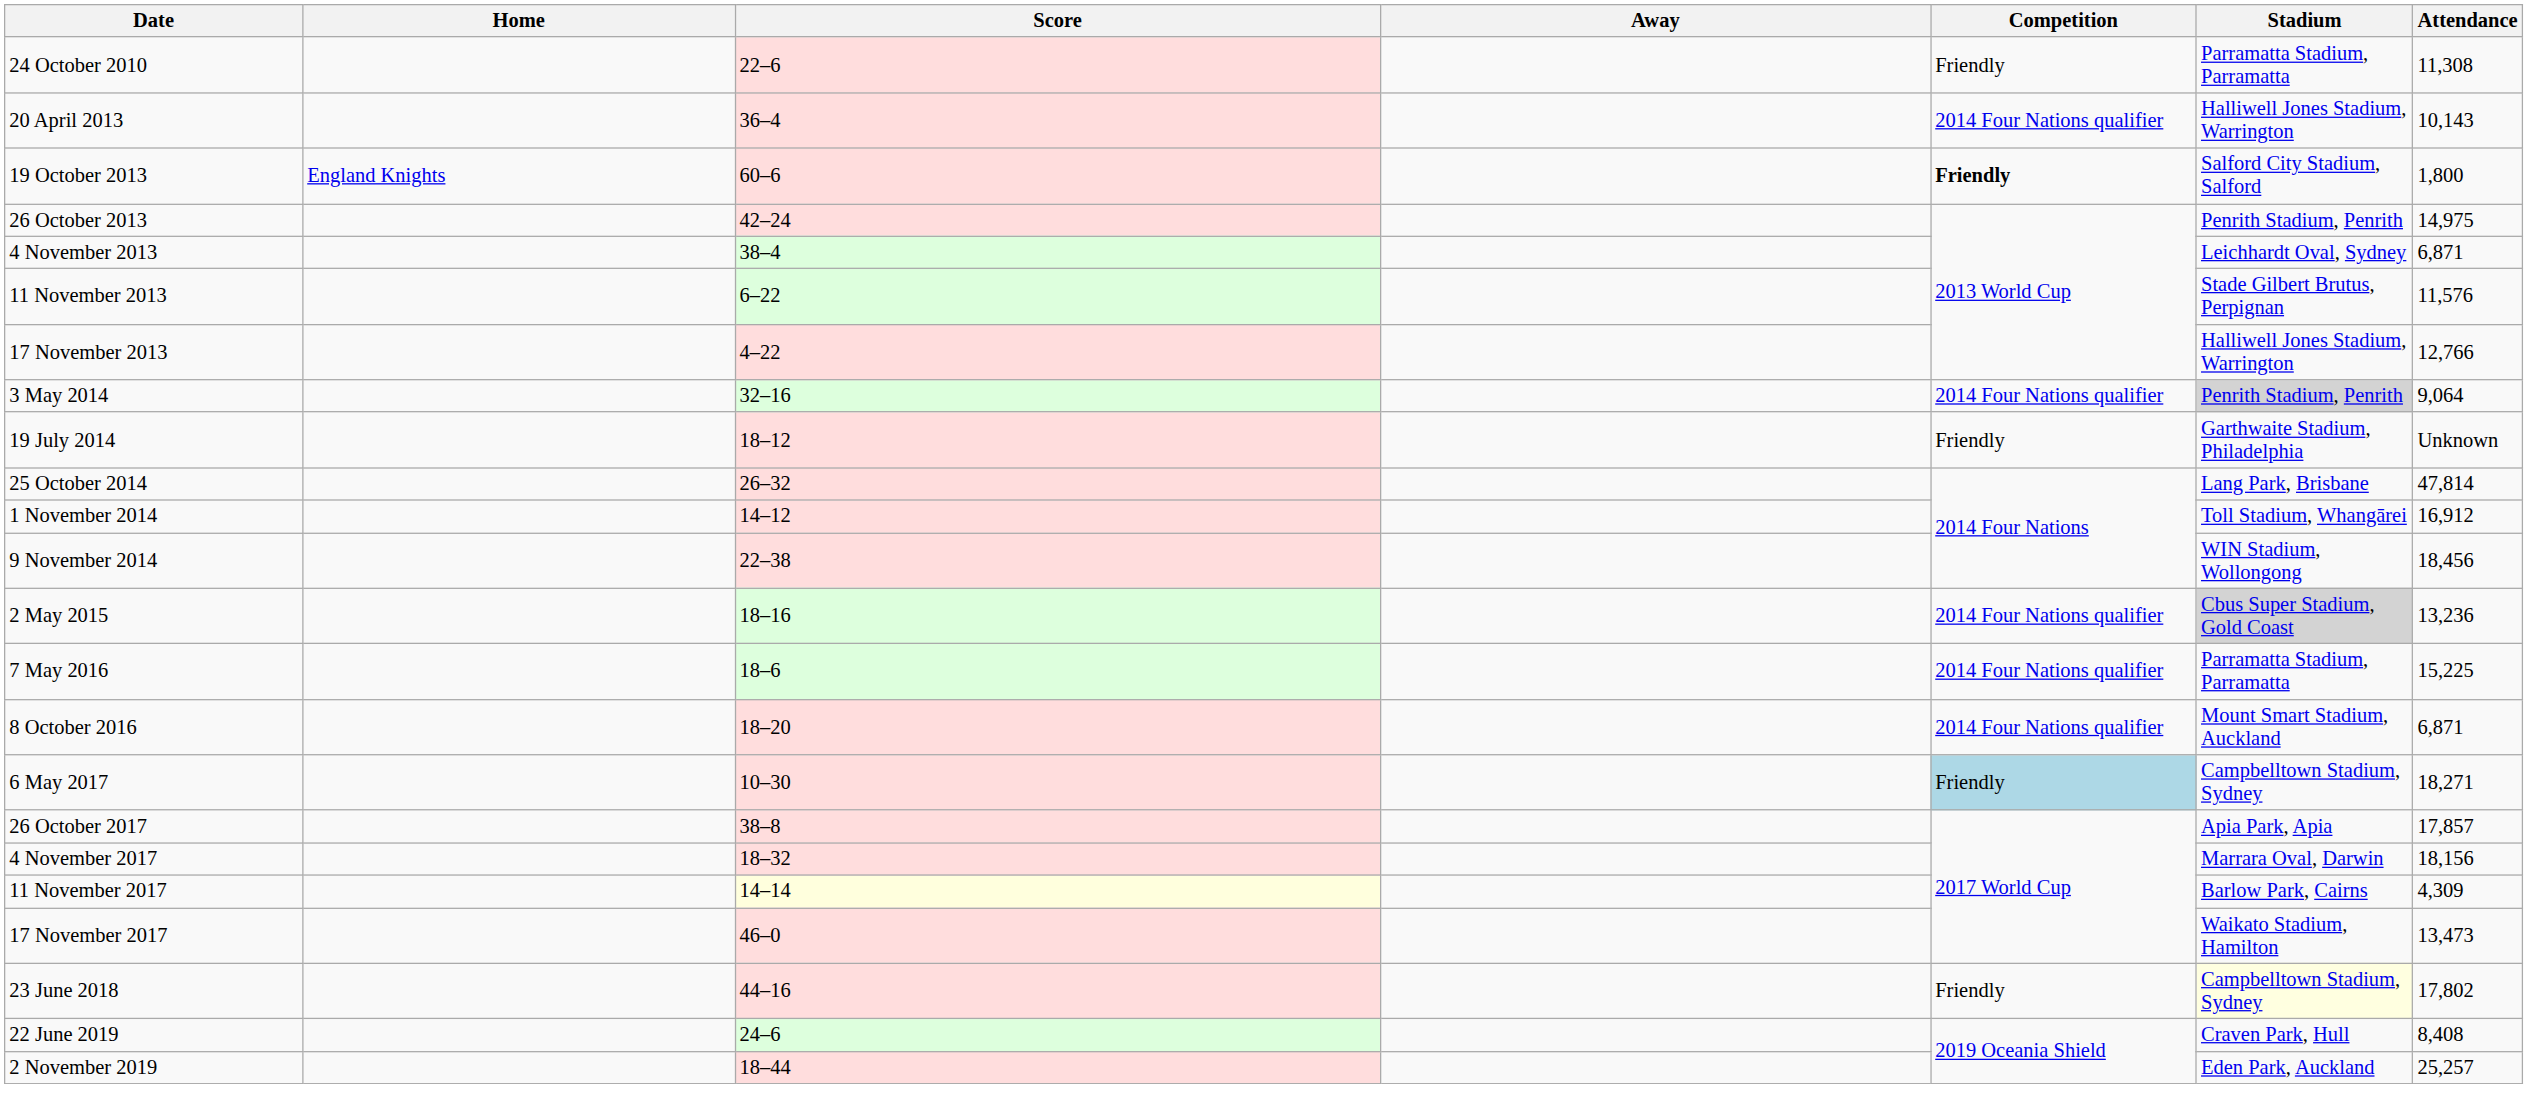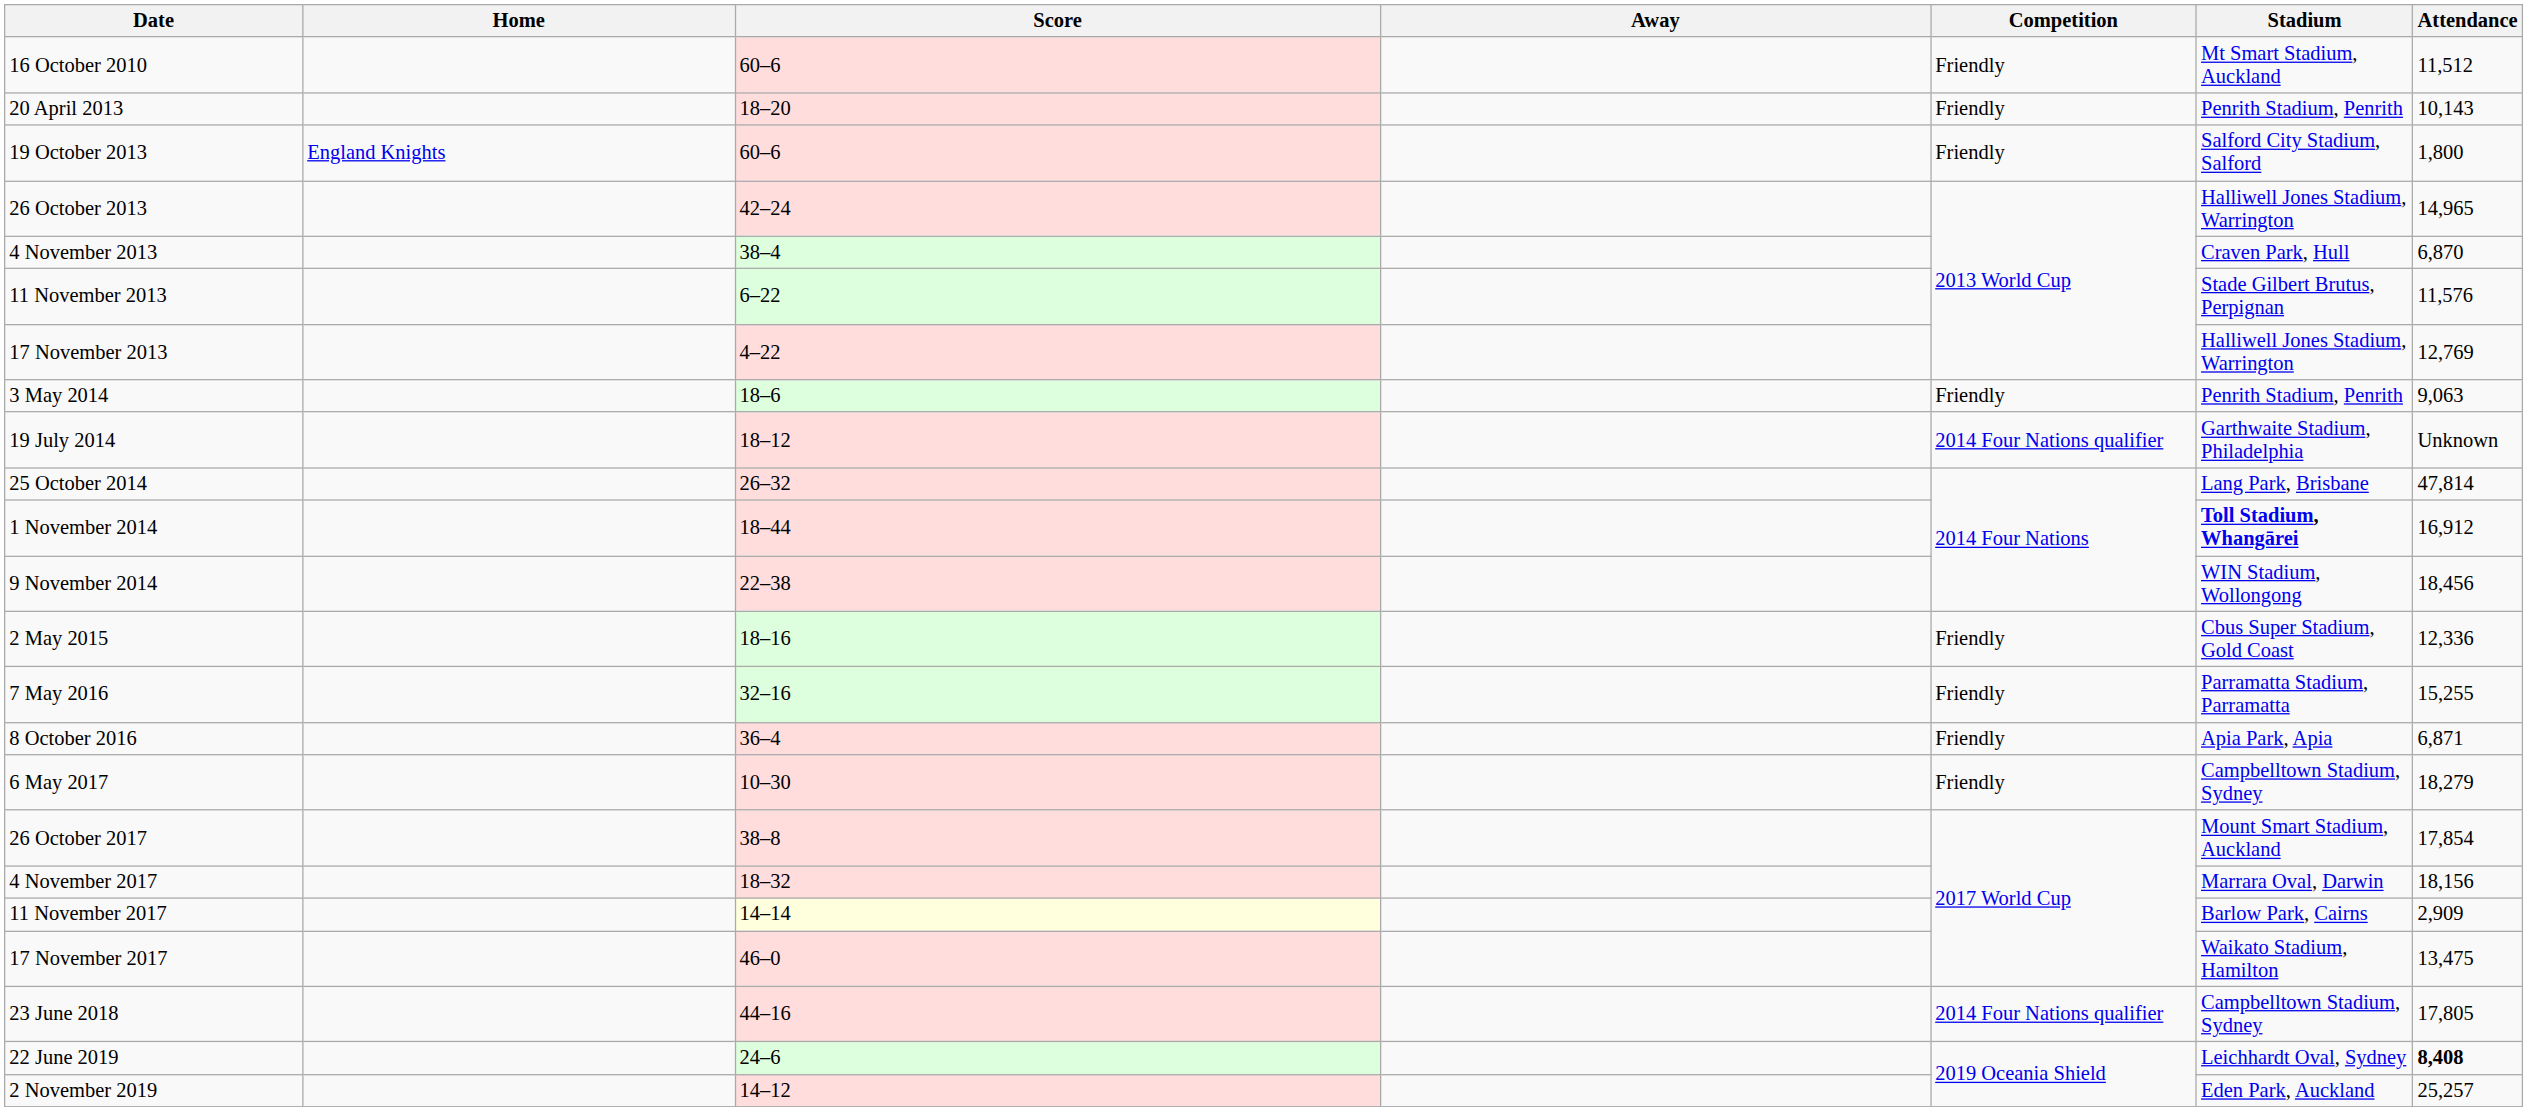+ row: (78, 64)
- row: (78, 64)
(760, 120) 36–4 -> (765, 108) 18–20
(2049, 120) 2014 Four Nations qualifier -> (1970, 108) Friendly
(2304, 120) Halliwell Jones Stadium, Warrington -> (2302, 108) Penrith Stadium, Penrith
(1973, 175) bold -> (1970, 152) normal
(2302, 219) Penrith Stadium, Penrith -> (2304, 208) Halliwell Jones Stadium, Warrington
(2446, 219) 14,975 -> (2446, 208) 14,965
(2304, 252) Leichhardt Oval, Sydney -> (2275, 252) Craven Park, Hull
(2441, 252) 6,871 -> (2441, 252) 6,870
(2446, 351) 12,766 -> (2446, 351) 12,769
(765, 395) 32–16 -> (760, 395) 18–6
(2049, 395) 2014 Four Nations qualifier -> (1970, 395) Friendly
(2302, 395) lightgrey background -> (2302, 395) no background
(2441, 395) 9,064 -> (2441, 395) 9,063
(1970, 439) Friendly -> (2049, 439) 2014 Four Nations qualifier
(765, 516) 14–12 -> (765, 527) 18–44
(2304, 516) normal -> (2260, 527) bold
(2049, 615) 2014 Four Nations qualifier -> (1970, 638) Friendly
(2288, 615) lightgrey background -> (2288, 638) no background
(2446, 615) 13,236 -> (2446, 638) 12,336
(760, 671) 18–6 -> (765, 694) 32–16
(2049, 671) 2014 Four Nations qualifier -> (1970, 694) Friendly
(2446, 671) 15,225 -> (2446, 694) 15,255
(765, 726) 18–20 -> (760, 738) 36–4
(2049, 726) 2014 Four Nations qualifier -> (1970, 738) Friendly
(2295, 726) Mount Smart Stadium, Auckland -> (2267, 738) Apia Park, Apia
(1970, 782) lightblue background -> (1970, 782) no background
(2446, 782) 18,271 -> (2446, 782) 18,279
(2267, 826) Apia Park, Apia -> (2295, 837) Mount Smart Stadium, Auckland
(2446, 826) 17,857 -> (2446, 837) 17,854
(2441, 891) 4,309 -> (2441, 914) 2,909
(2446, 935) 13,473 -> (2446, 958) 13,475
(1970, 990) Friendly -> (2049, 1013) 2014 Four Nations qualifier
(2301, 990) lightyellow background -> (2301, 1013) no background
(2446, 990) 17,802 -> (2446, 1013) 17,805
(2275, 1034) Craven Park, Hull -> (2304, 1057) Leichhardt Oval, Sydney
(2441, 1034) normal -> (2441, 1057) bold
(765, 1067) 18–44 -> (765, 1090) 14–12
